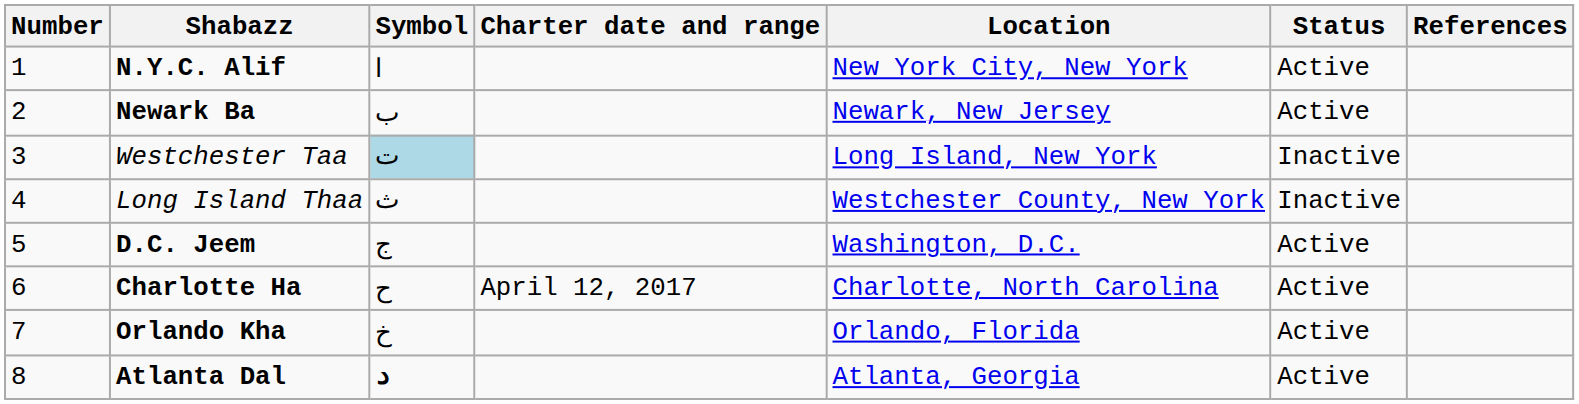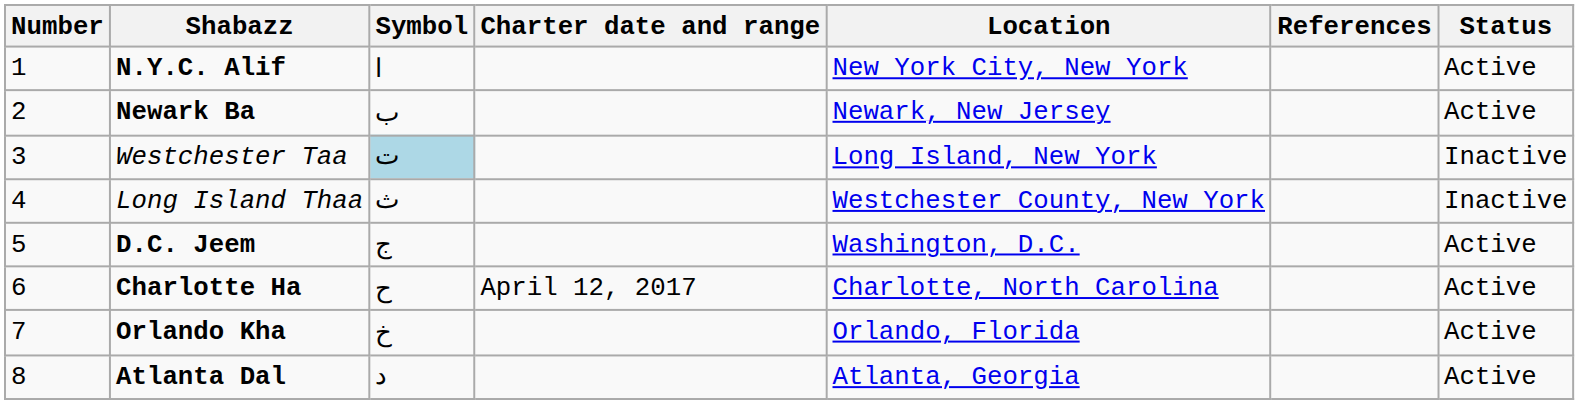columns swapped: (1339, 26) <-> (1490, 26)
(383, 377) bold -> (381, 377) normal
